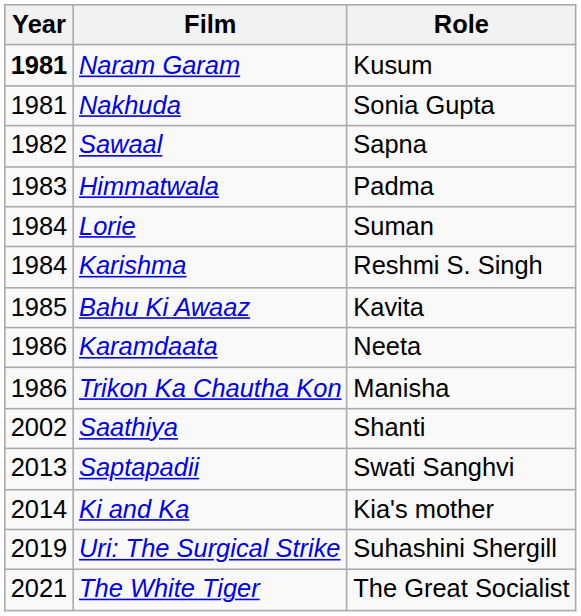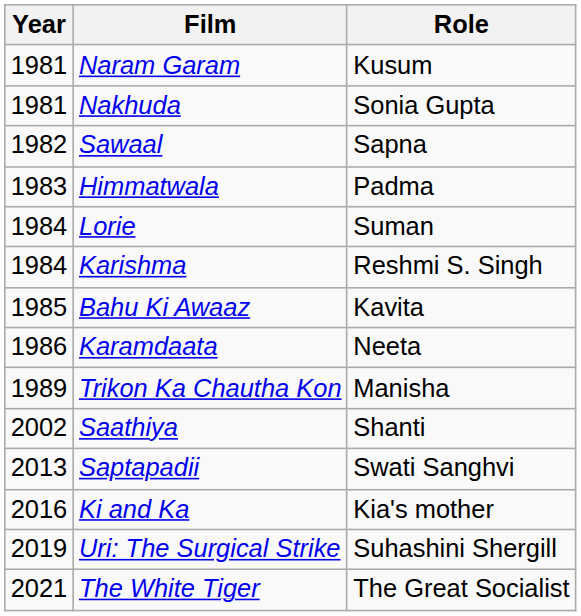(39, 65) bold -> (39, 65) normal
(39, 387) 1986 -> (39, 387) 1989
(39, 508) 2014 -> (39, 508) 2016
